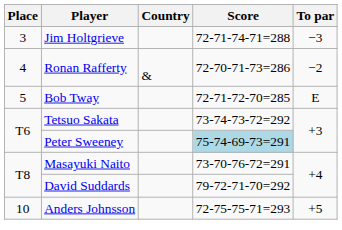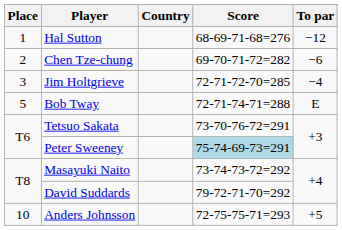+ row: (73, 37)
+ row: (88, 59)
(243, 37) 72-71-74-71=288 -> (243, 81) 72-71-72-70=285
(315, 37) −3 -> (315, 81) −4
- row: (85, 67)
(243, 97) 72-71-72-70=285 -> (243, 103) 72-71-74-71=288
(243, 119) 73-74-73-72=292 -> (243, 125) 73-70-76-72=291
(243, 163) 73-70-76-72=291 -> (243, 170) 73-74-73-72=292
